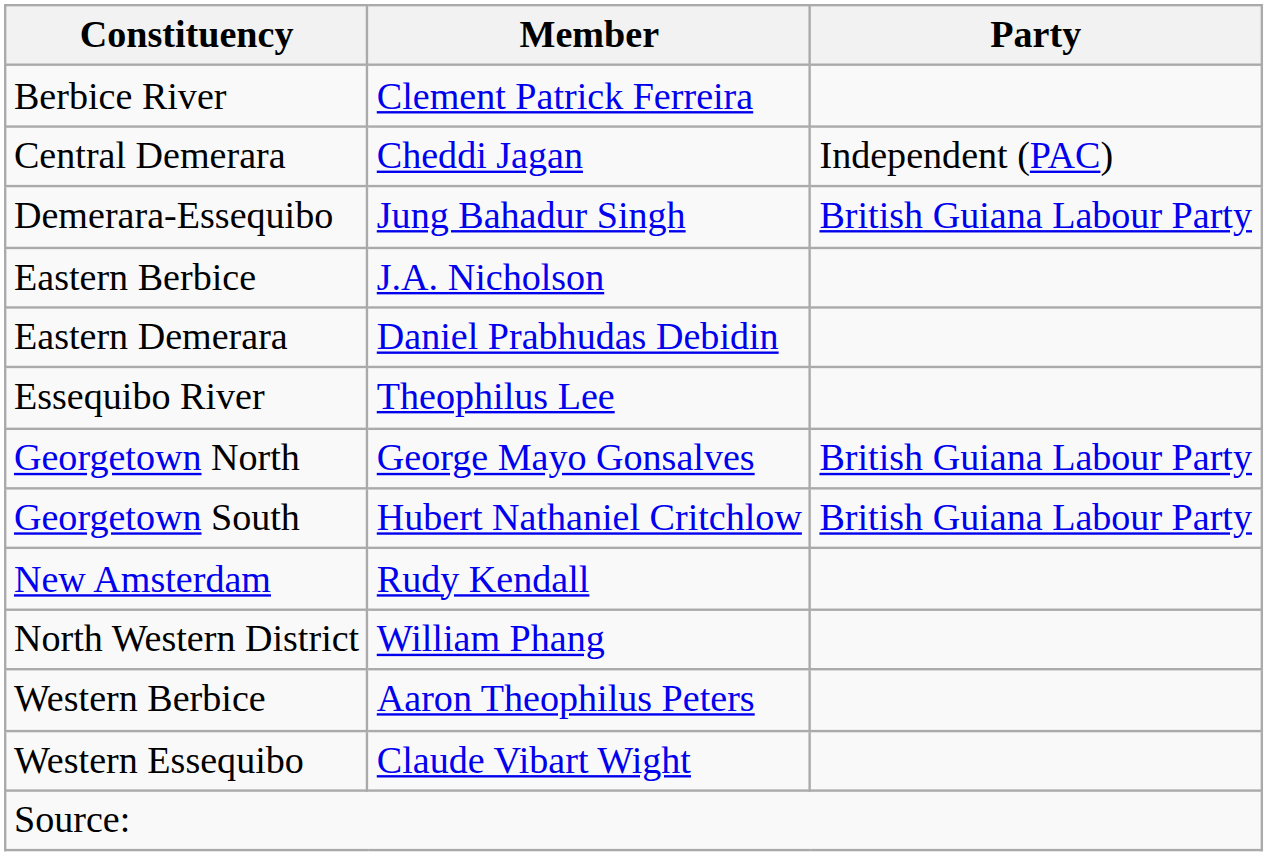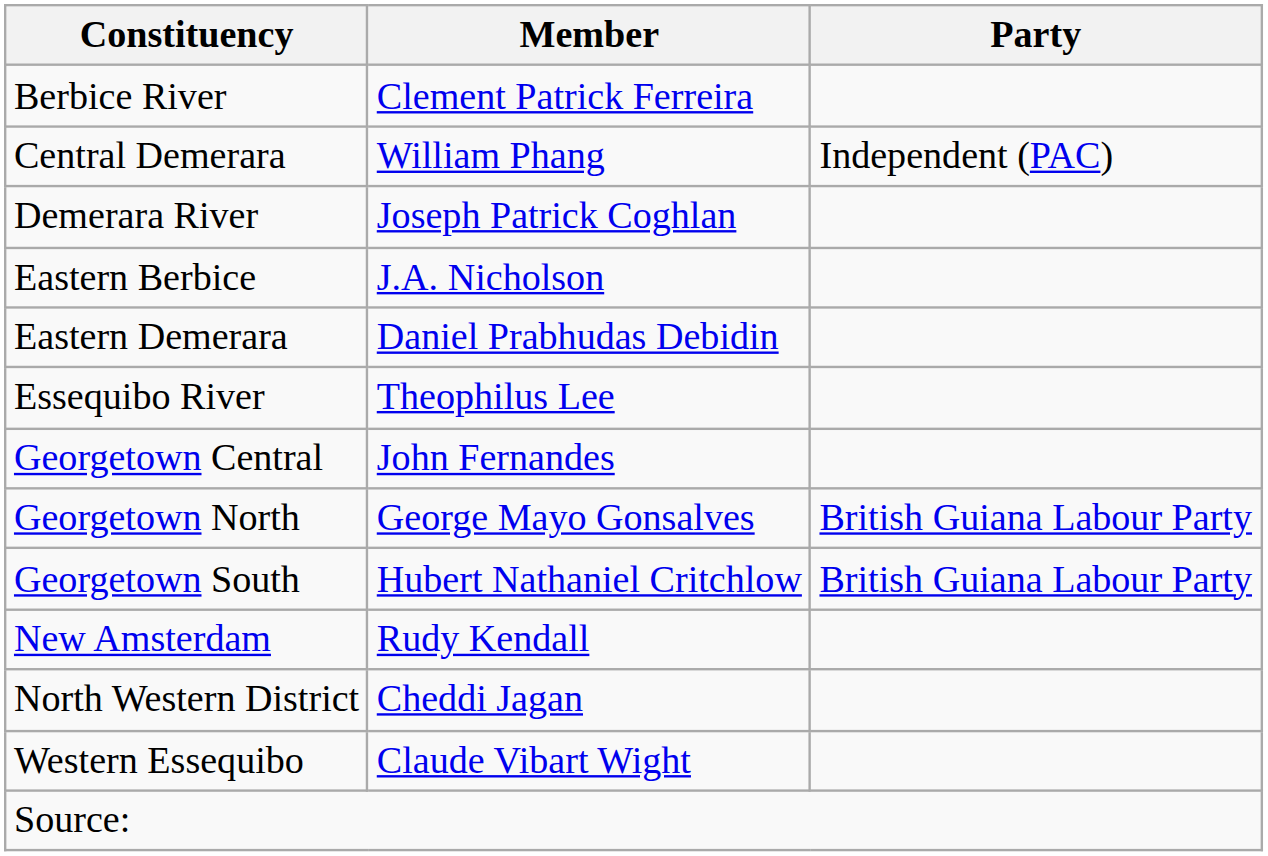(480, 155) Cheddi Jagan -> (491, 155) William Phang
- row: (174, 215)
+ row: (136, 215)
+ row: (169, 457)
(491, 638) William Phang -> (480, 699) Cheddi Jagan
- row: (140, 699)
